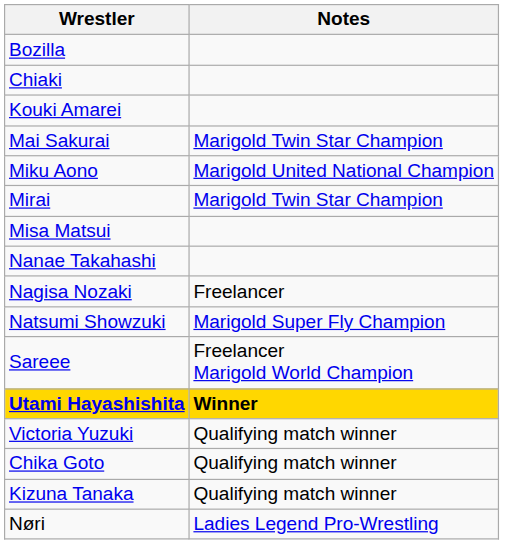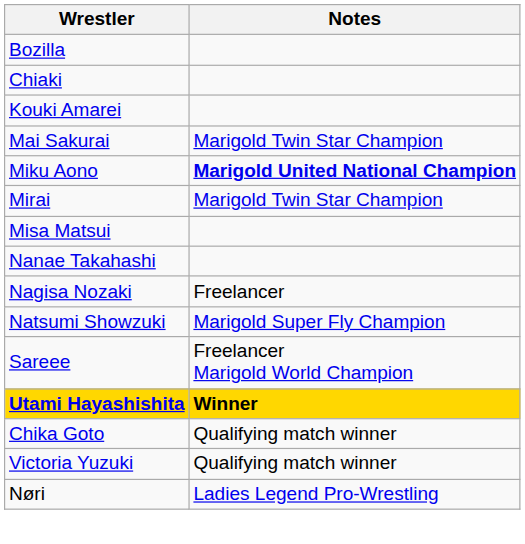(344, 170) normal -> (355, 170) bold
rows swapped: (57, 463) <-> (71, 433)
- row: (71, 493)
